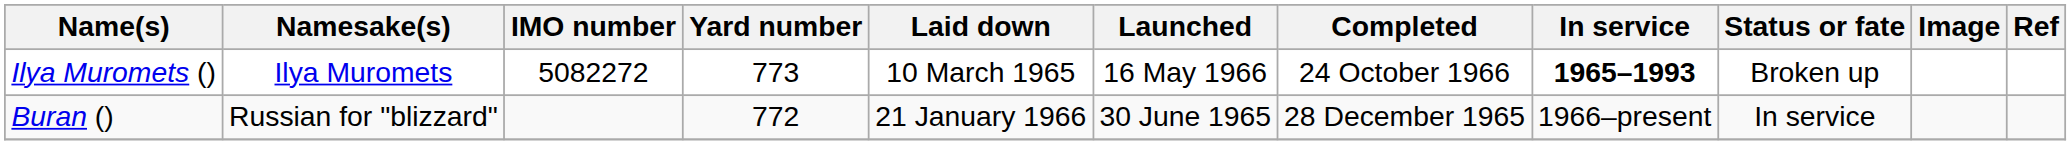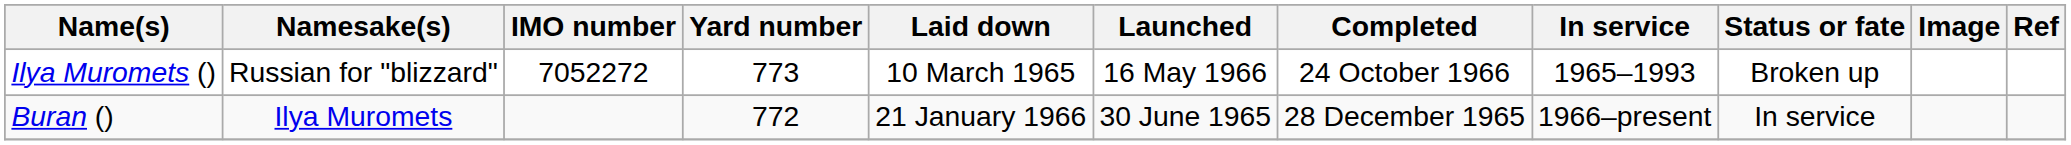(363, 71) Ilya Muromets -> (363, 71) Russian for "blizzard"
(593, 71) 5082272 -> (593, 71) 7052272
(1625, 71) bold -> (1625, 71) normal
(363, 116) Russian for "blizzard" -> (363, 116) Ilya Muromets
